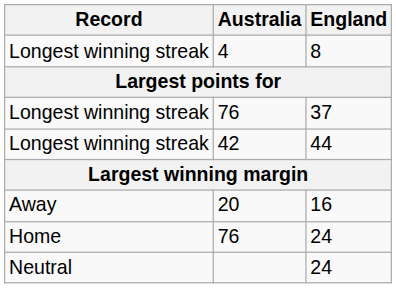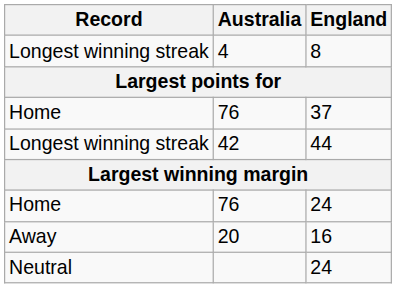(109, 112) Longest winning streak -> (35, 112) Home
rows swapped: (229, 236) <-> (229, 205)
